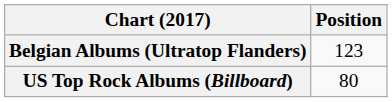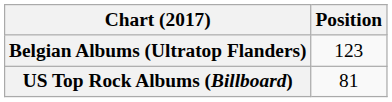(349, 81) 80 -> (349, 81) 81
